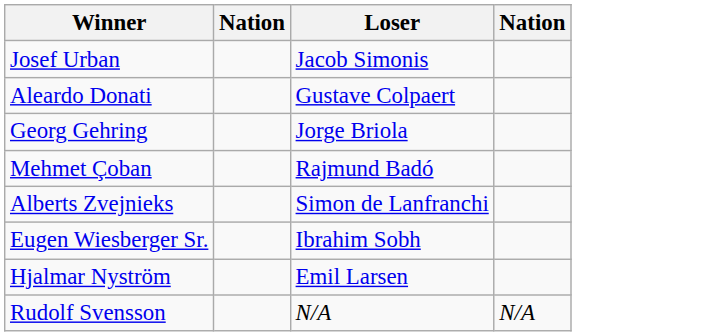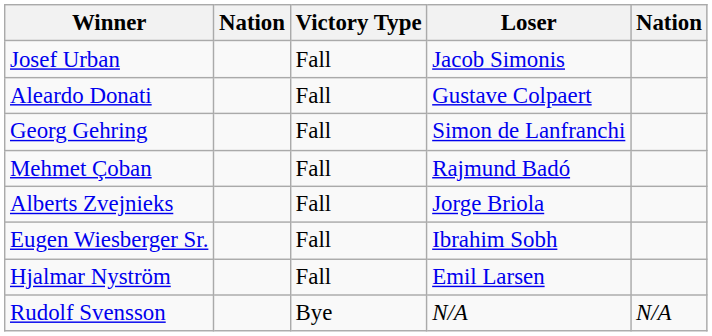+ column: (359, 22)
(352, 131) Jorge Briola -> (529, 131) Simon de Lanfranchi
(392, 204) Simon de Lanfranchi -> (488, 204) Jorge Briola
